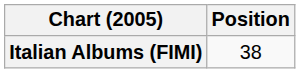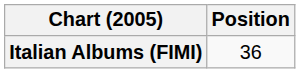(251, 51) 38 -> (251, 51) 36
